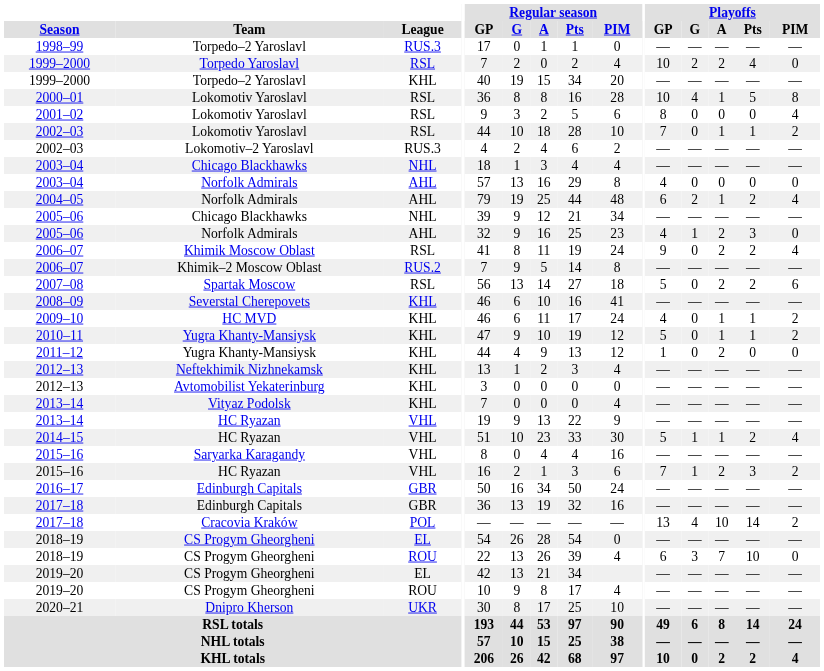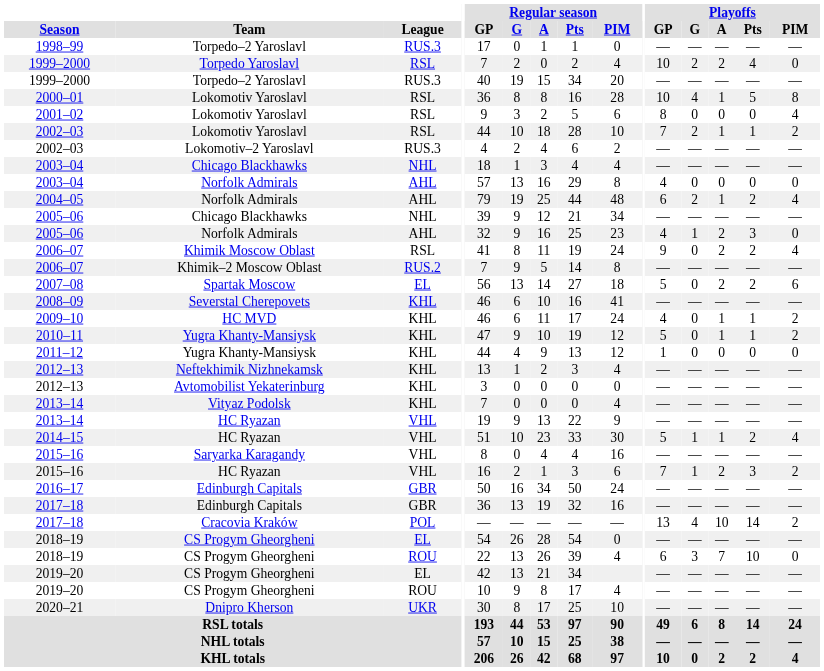(423, 80) KHL -> (423, 80) RUS.3
(695, 131) 0 -> (695, 131) 2
(423, 284) RSL -> (423, 284) EL
(722, 352) 2 -> (722, 352) 0
